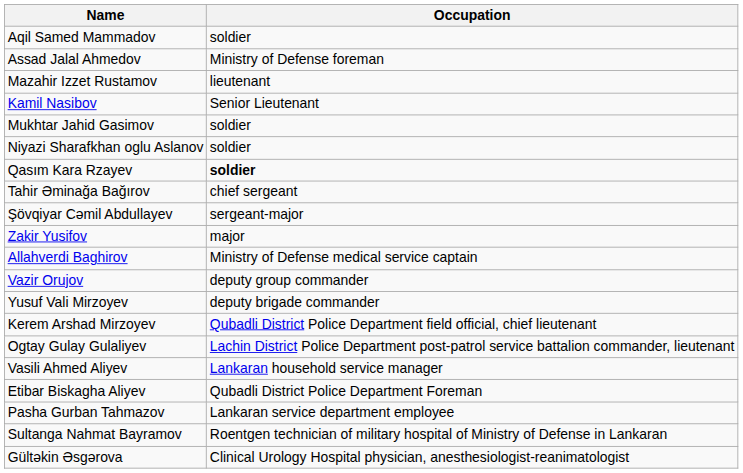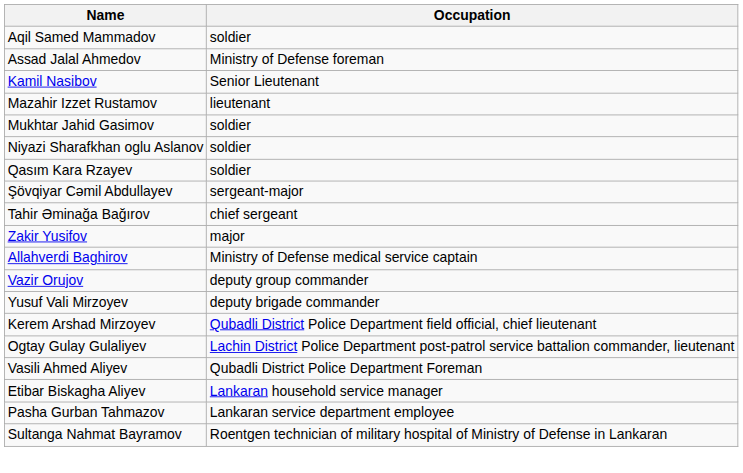rows swapped: (52, 103) <-> (82, 81)
(233, 170) bold -> (230, 170) normal
rows swapped: (90, 214) <-> (79, 192)
(326, 368) Lankaran household service manager -> (346, 368) Qubadli District Police Department Foreman
(346, 390) Qubadli District Police Department Foreman -> (326, 390) Lankaran household service manager
- row: (65, 457)
